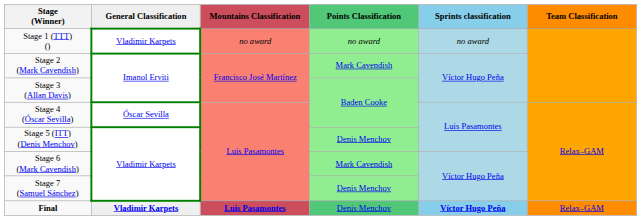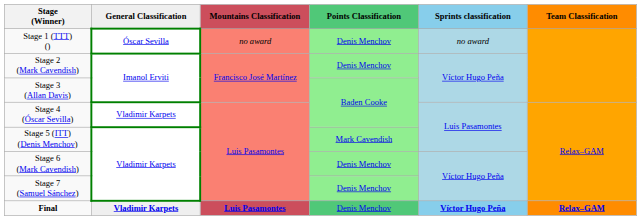(146, 41) Vladimir Karpets -> (146, 41) Óscar Sevilla
(364, 41) no award -> (364, 41) Denis Menchov
(364, 66) Mark Cavendish -> (364, 66) Denis Menchov
(146, 115) Óscar Sevilla -> (146, 115) Vladimir Karpets
(364, 139) Denis Menchov -> (364, 139) Mark Cavendish
(364, 164) Mark Cavendish -> (364, 164) Denis Menchov
(582, 208) normal -> (582, 208) bold
